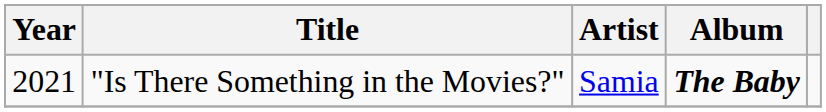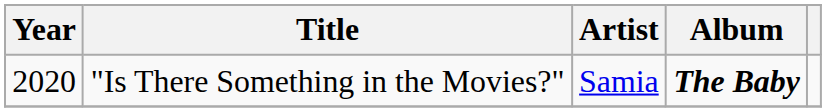(44, 80) 2021 -> (44, 80) 2020
